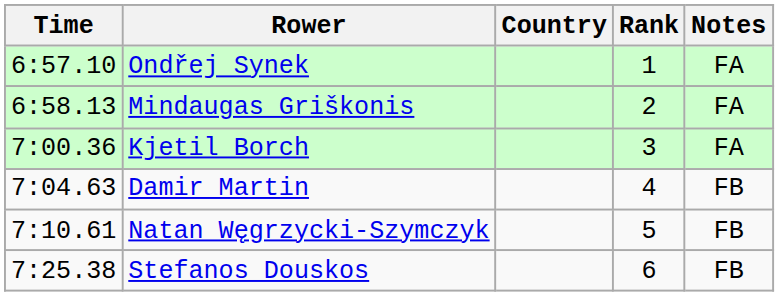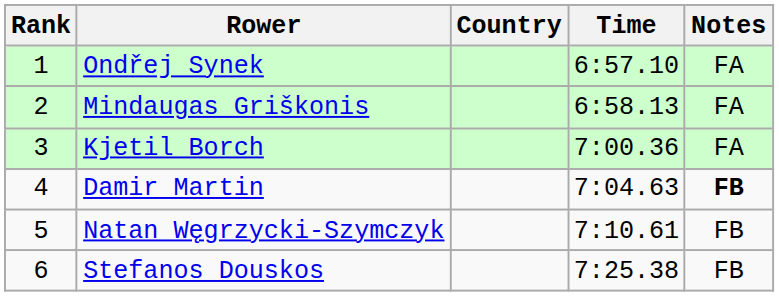columns swapped: (649, 25) <-> (64, 25)
(729, 189) normal -> (729, 189) bold
